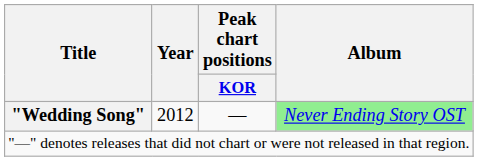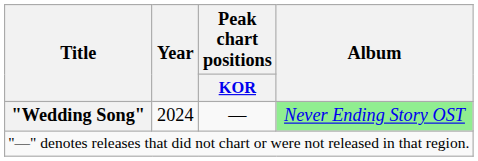(175, 116) 2012 -> (175, 116) 2024
